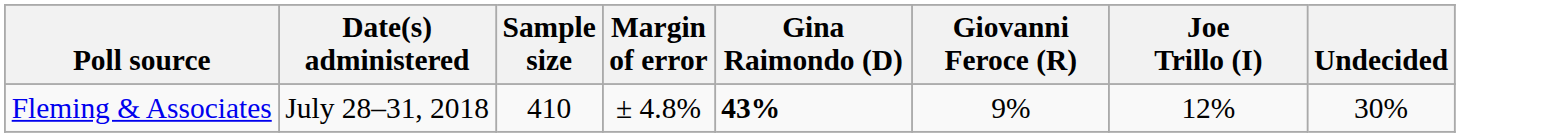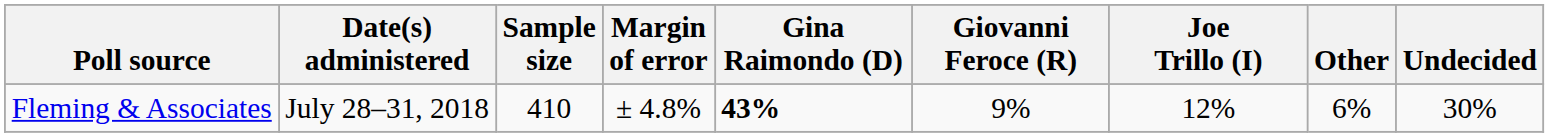+ column: (1352, 60)
